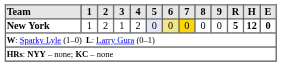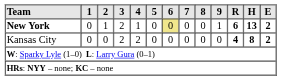(89, 25) 1 -> (89, 25) 0
(106, 25) 2 -> (106, 25) 1
(122, 25) 1 -> (122, 25) 2
(138, 25) 2 -> (138, 25) 1
(154, 25) lavender background -> (154, 25) no background
(187, 25) gold background -> (187, 25) no background
(219, 25) 0 -> (219, 25) 1
(235, 25) 5 -> (235, 25) 6
(252, 25) 12 -> (252, 25) 13
(268, 25) 0 -> (268, 25) 2
+ row: (32, 40)
